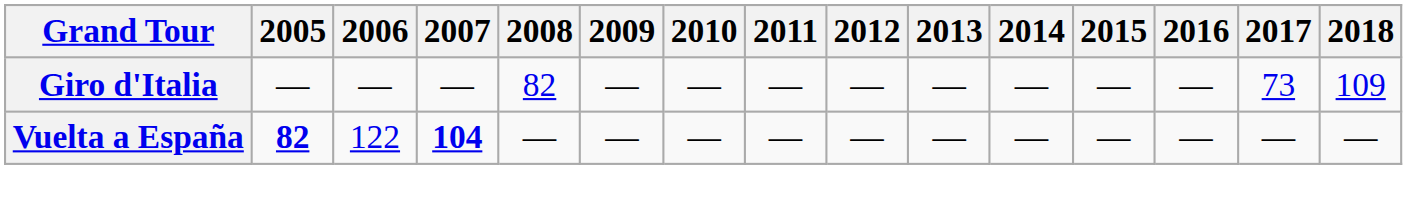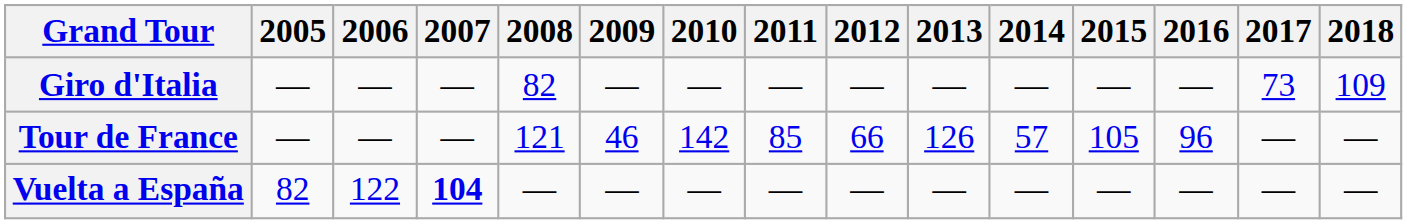+ row: (128, 137)
(293, 137) bold -> (293, 190) normal
